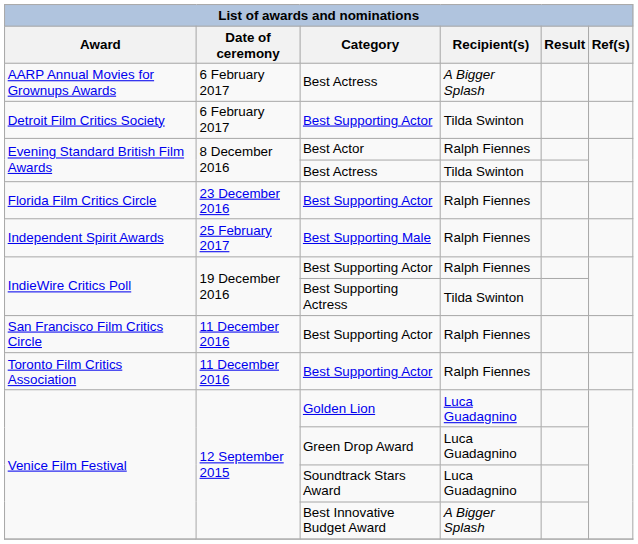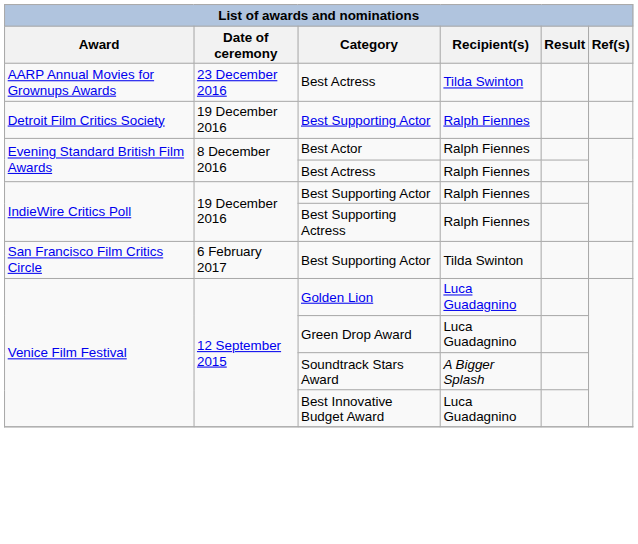(232, 82) 6 February 2017 -> (237, 82) 23 December 2016
(469, 82) A Bigger Splash -> (483, 82) Tilda Swinton
(232, 120) 6 February 2017 -> (237, 120) 19 December 2016
(484, 120) Tilda Swinton -> (487, 120) Ralph Fiennes
(484, 171) Tilda Swinton -> (487, 171) Ralph Fiennes
- row: (82, 200)
- row: (86, 238)
(484, 297) Tilda Swinton -> (487, 222) Ralph Fiennes
(239, 334) 11 December 2016 -> (229, 260) 6 February 2017
(487, 334) Ralph Fiennes -> (483, 260) Tilda Swinton
- row: (65, 371)
(480, 483) Luca Guadagnino -> (469, 371) A Bigger Splash
(469, 520) A Bigger Splash -> (480, 409) Luca Guadagnino
